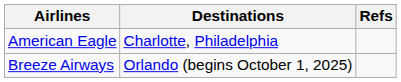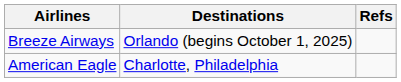rows swapped: (62, 41) <-> (61, 65)
